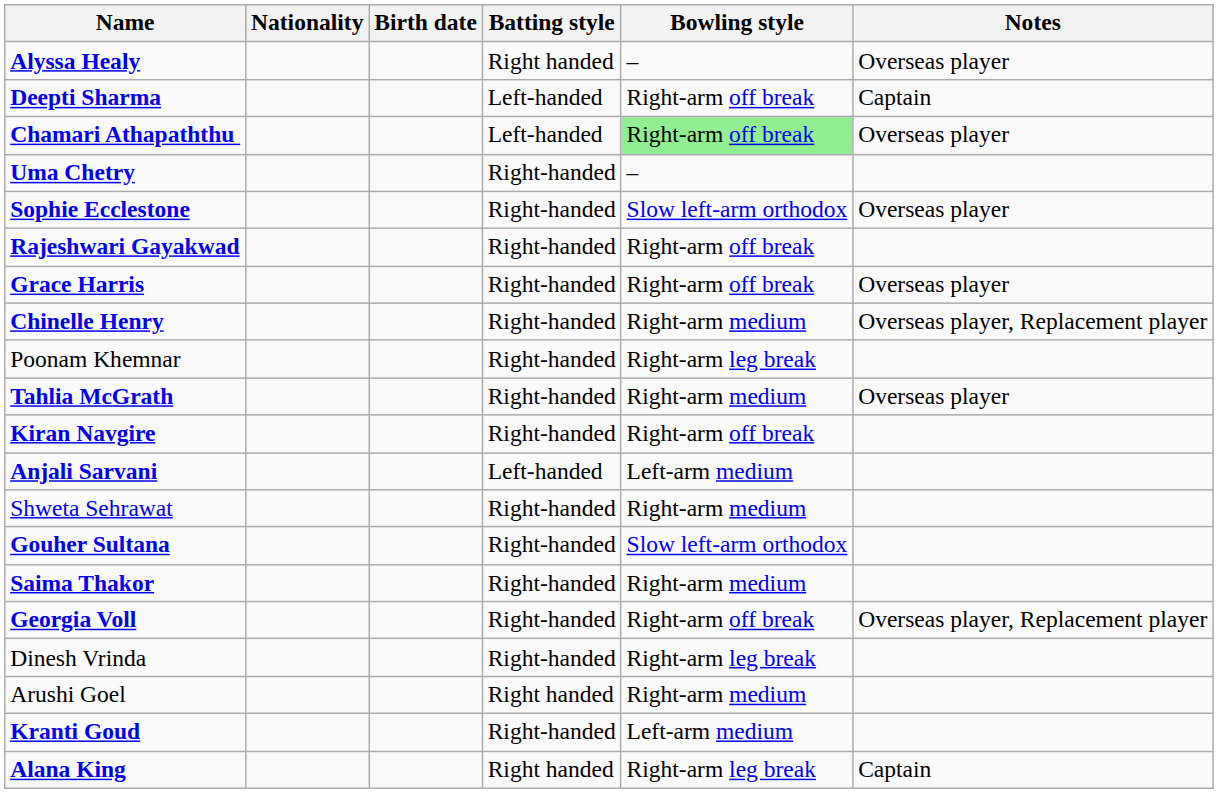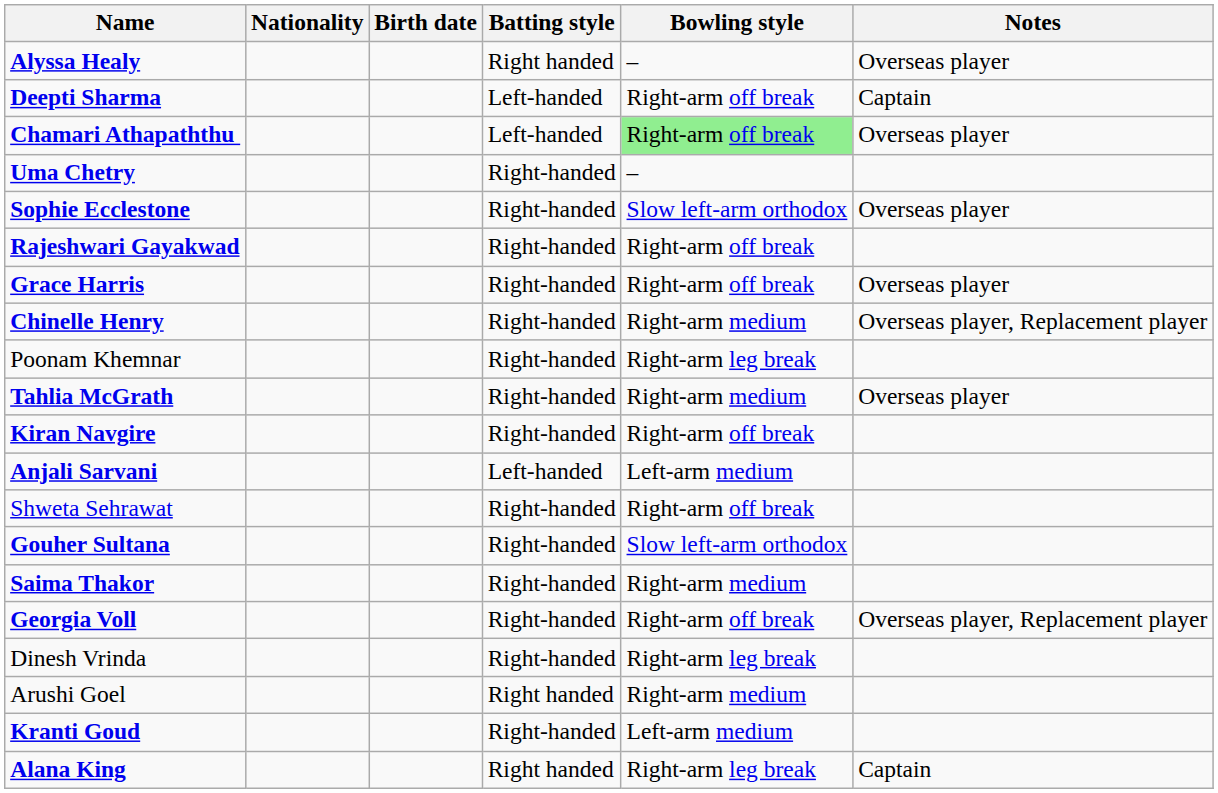(716, 508) Right-arm medium -> (720, 508) Right-arm off break
